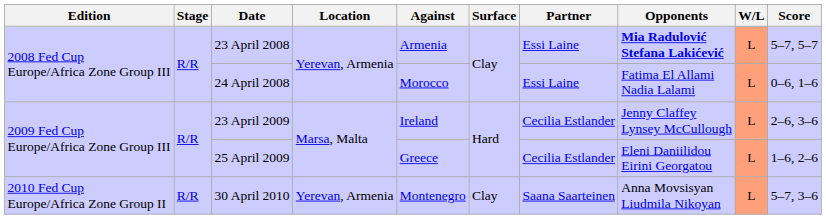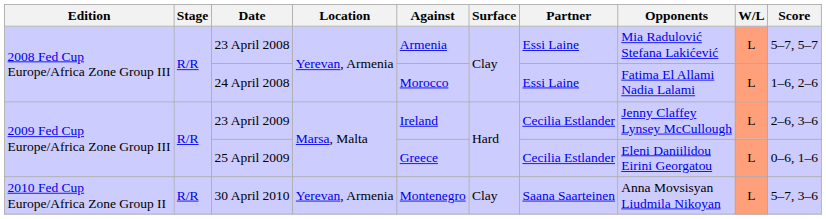(672, 44) bold -> (670, 44) normal
(794, 82) 0–6, 1–6 -> (794, 82) 1–6, 2–6
(794, 157) 1–6, 2–6 -> (794, 157) 0–6, 1–6
